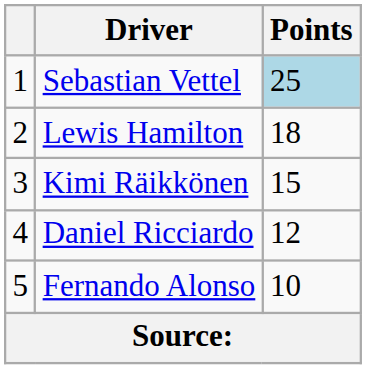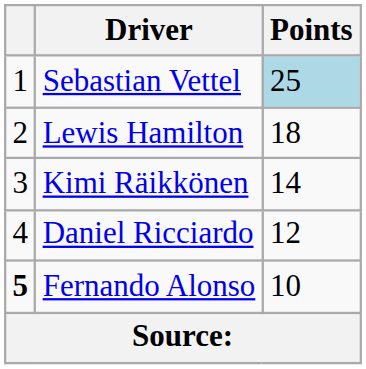(285, 183) 15 -> (285, 183) 14
(20, 285) normal -> (20, 285) bold
